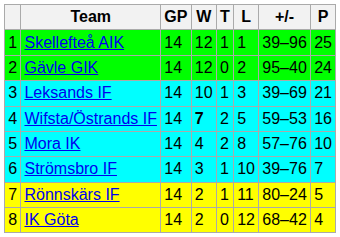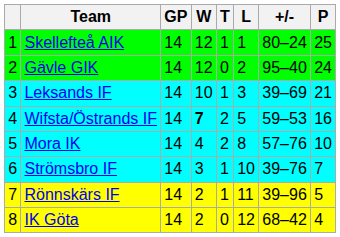(285, 42) 39–96 -> (285, 42) 80–24
(285, 194) 80–24 -> (285, 194) 39–96
